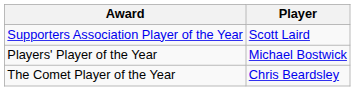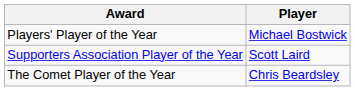rows swapped: (125, 34) <-> (82, 55)
